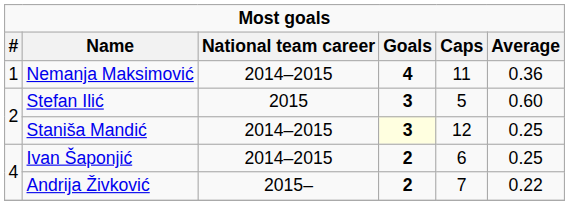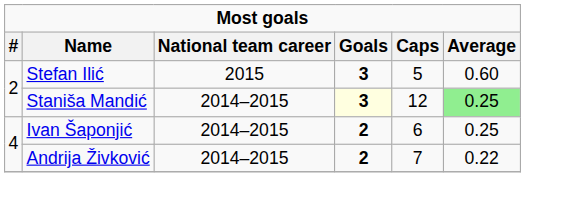- row: (110, 74)
(526, 130) no background -> (482, 102) lightgreen background
(288, 185) 2015– -> (244, 158) 2014–2015
